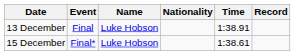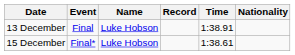columns swapped: (188, 12) <-> (271, 12)
